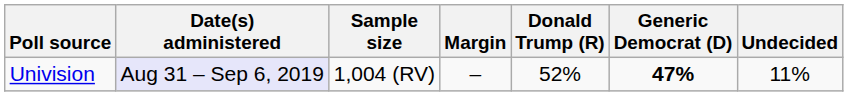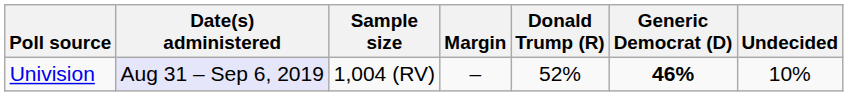(673, 75) 47% -> (673, 75) 46%
(790, 75) 11% -> (790, 75) 10%
